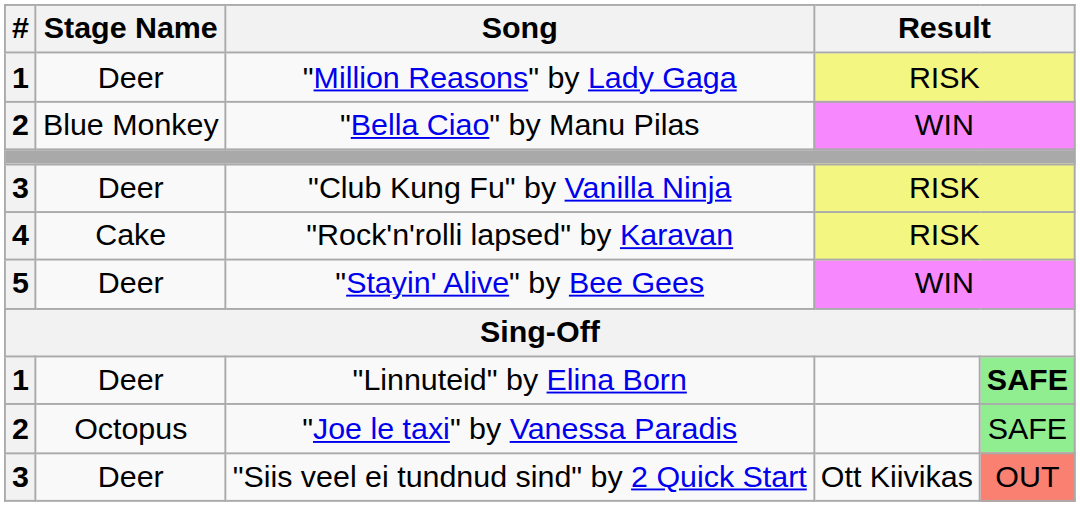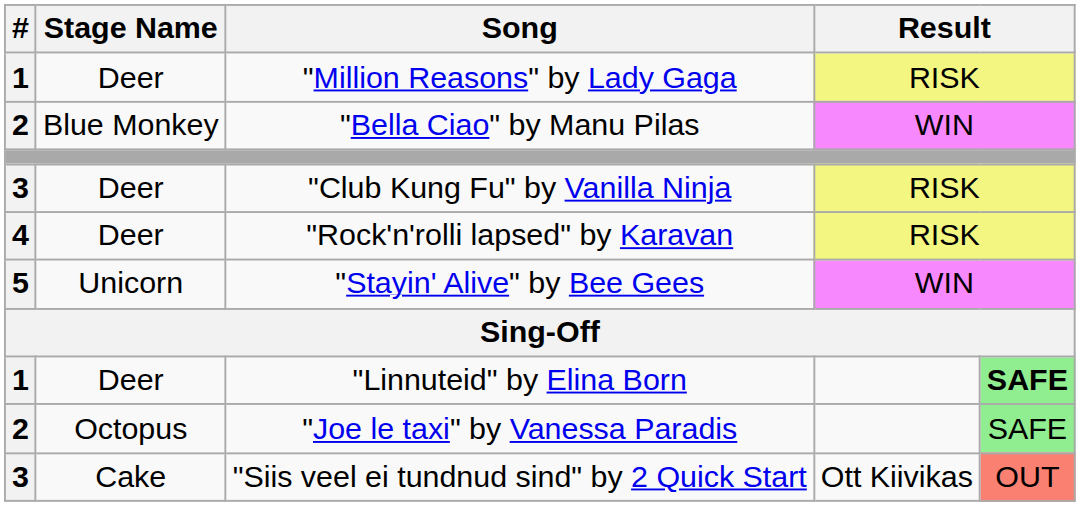(131, 235) Cake -> (131, 235) Deer
(131, 283) Deer -> (131, 283) Unicorn
(131, 476) Deer -> (131, 476) Cake
